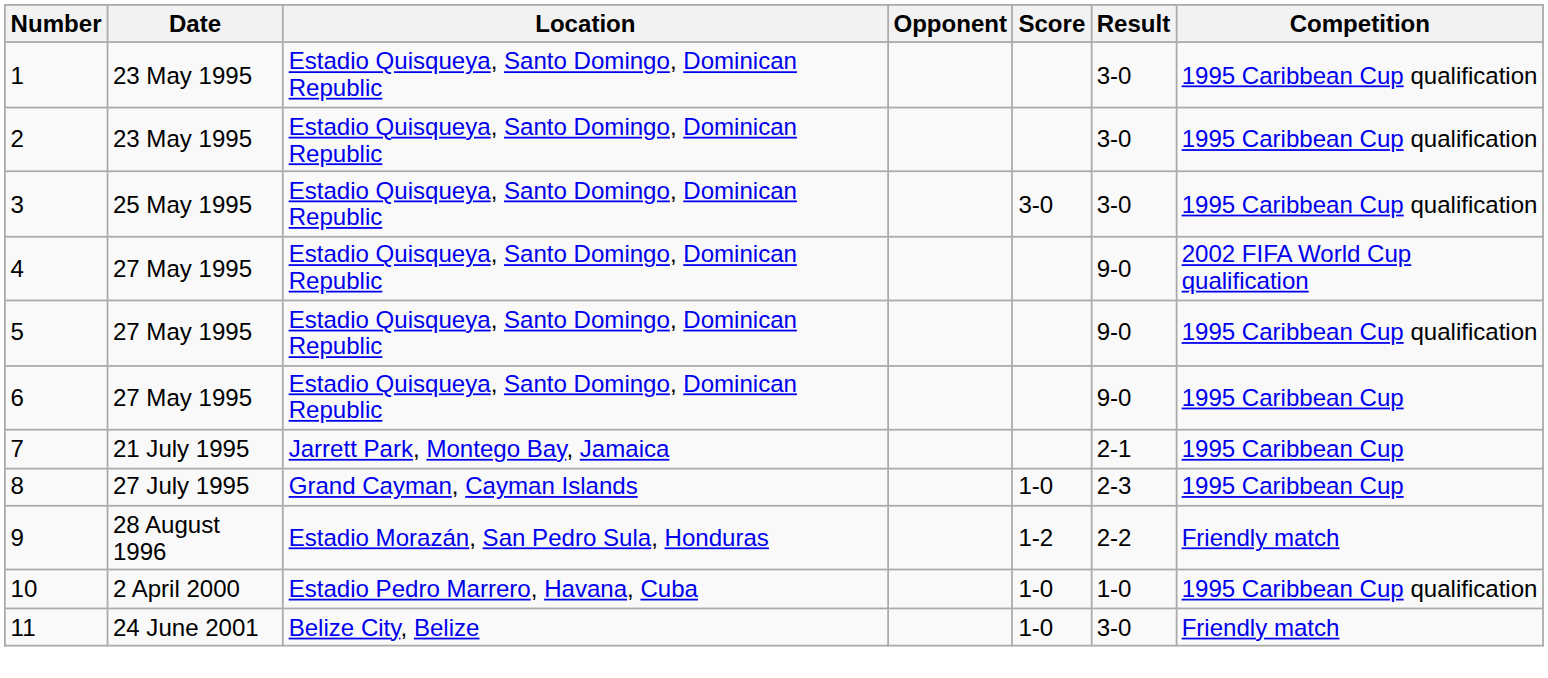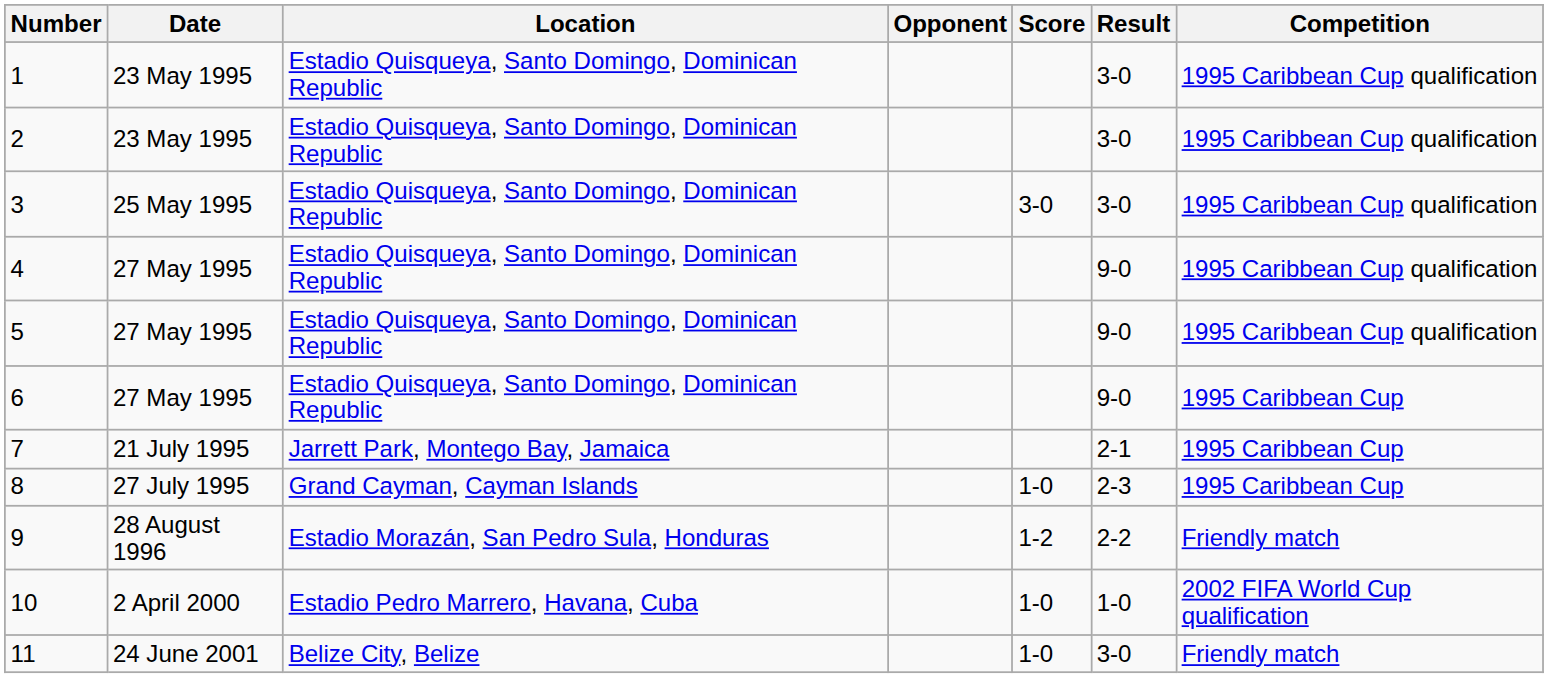(1296, 268) 2002 FIFA World Cup qualification -> (1360, 268) 1995 Caribbean Cup qualification
(1360, 589) 1995 Caribbean Cup qualification -> (1296, 602) 2002 FIFA World Cup qualification
